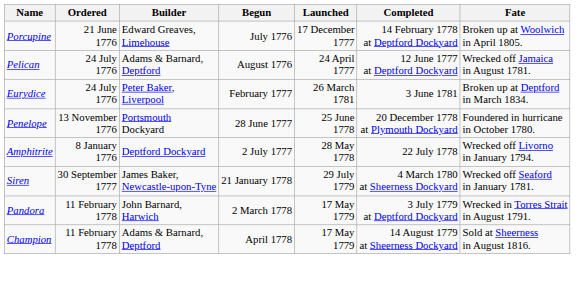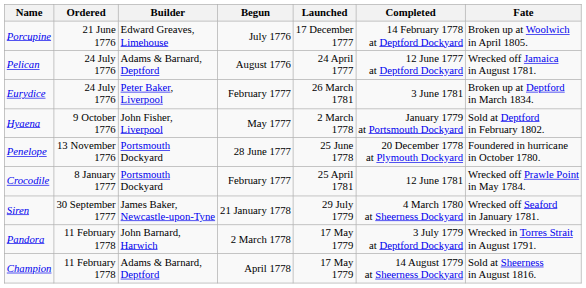+ row: (23, 123)
- row: (30, 152)
+ row: (28, 181)
